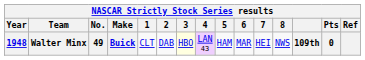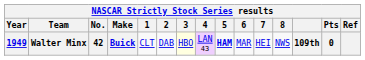(17, 43) 1948 -> (17, 43) 1949
(98, 43) 49 -> (98, 43) 42
(224, 43) normal -> (224, 43) bold
